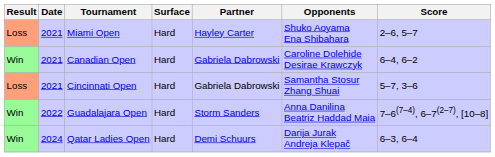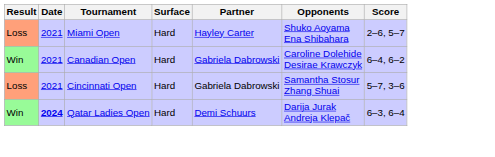- row: (107, 112)
(52, 139) normal -> (52, 112) bold
